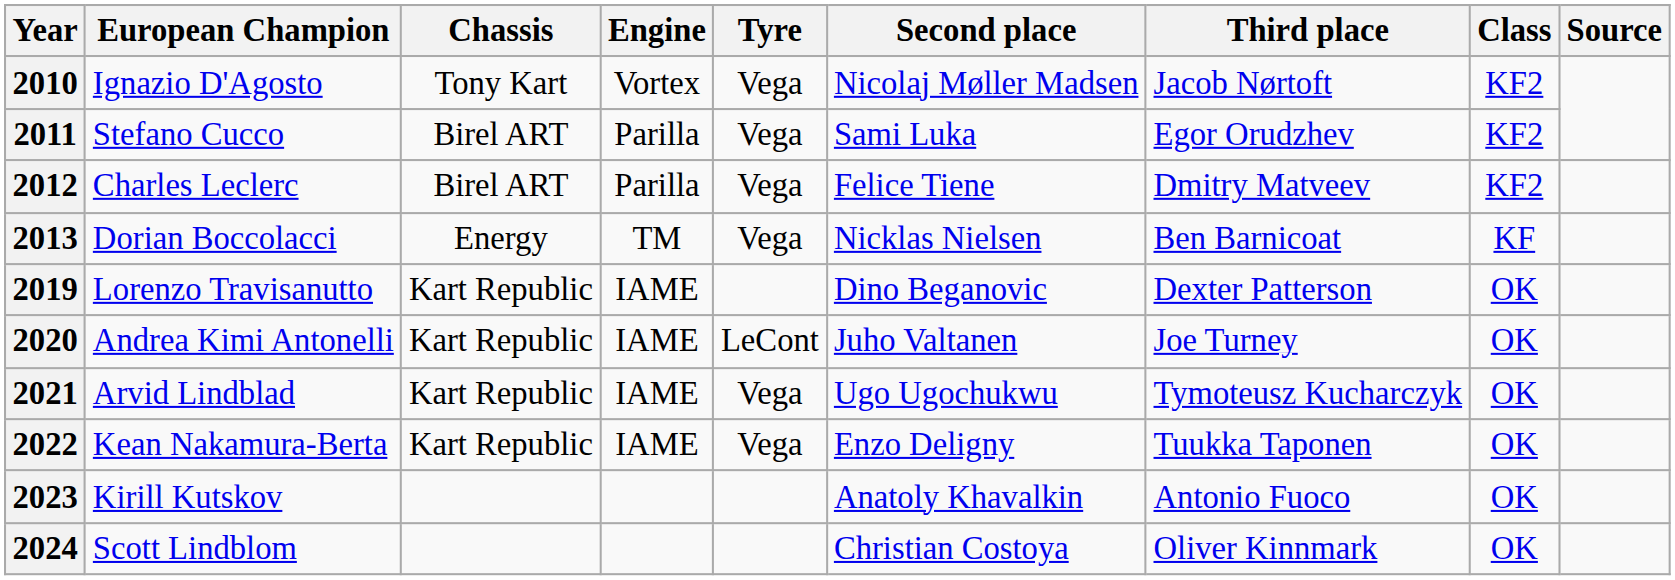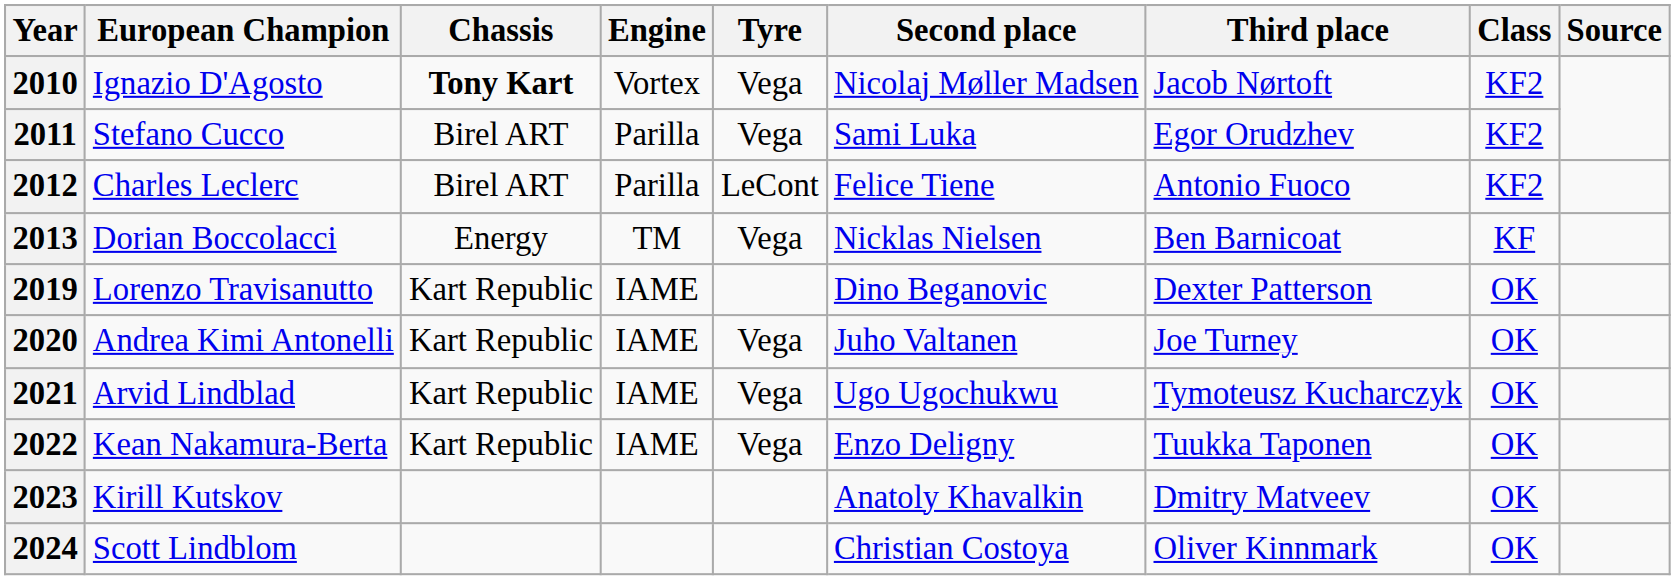(501, 82) normal -> (501, 82) bold
(770, 185) Vega -> (770, 185) LeCont
(1262, 185) Dmitry Matveev -> (1252, 185) Antonio Fuoco
(770, 340) LeCont -> (770, 340) Vega
(1252, 496) Antonio Fuoco -> (1262, 496) Dmitry Matveev
